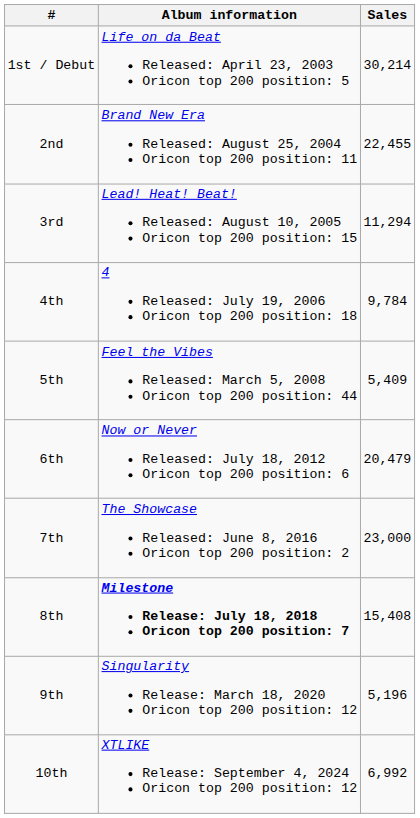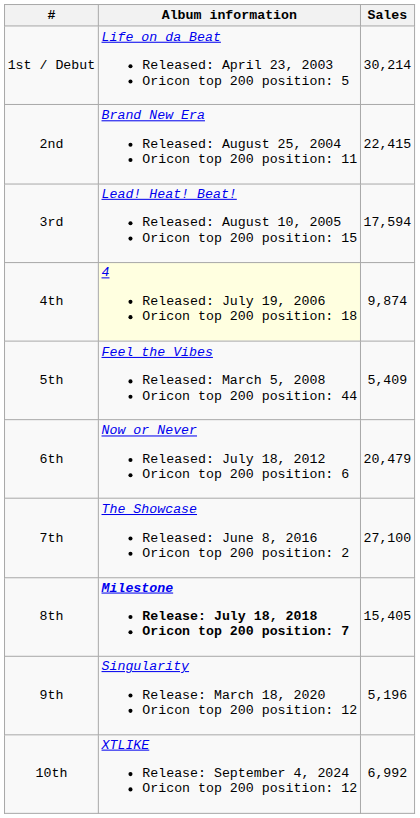(387, 144) 22,455 -> (387, 144) 22,415
(387, 223) 11,294 -> (387, 223) 17,594
(229, 295) no background -> (229, 295) lightyellow background
(387, 302) 9,784 -> (387, 302) 9,874
(387, 538) 23,000 -> (387, 538) 27,100
(387, 617) 15,408 -> (387, 617) 15,405
